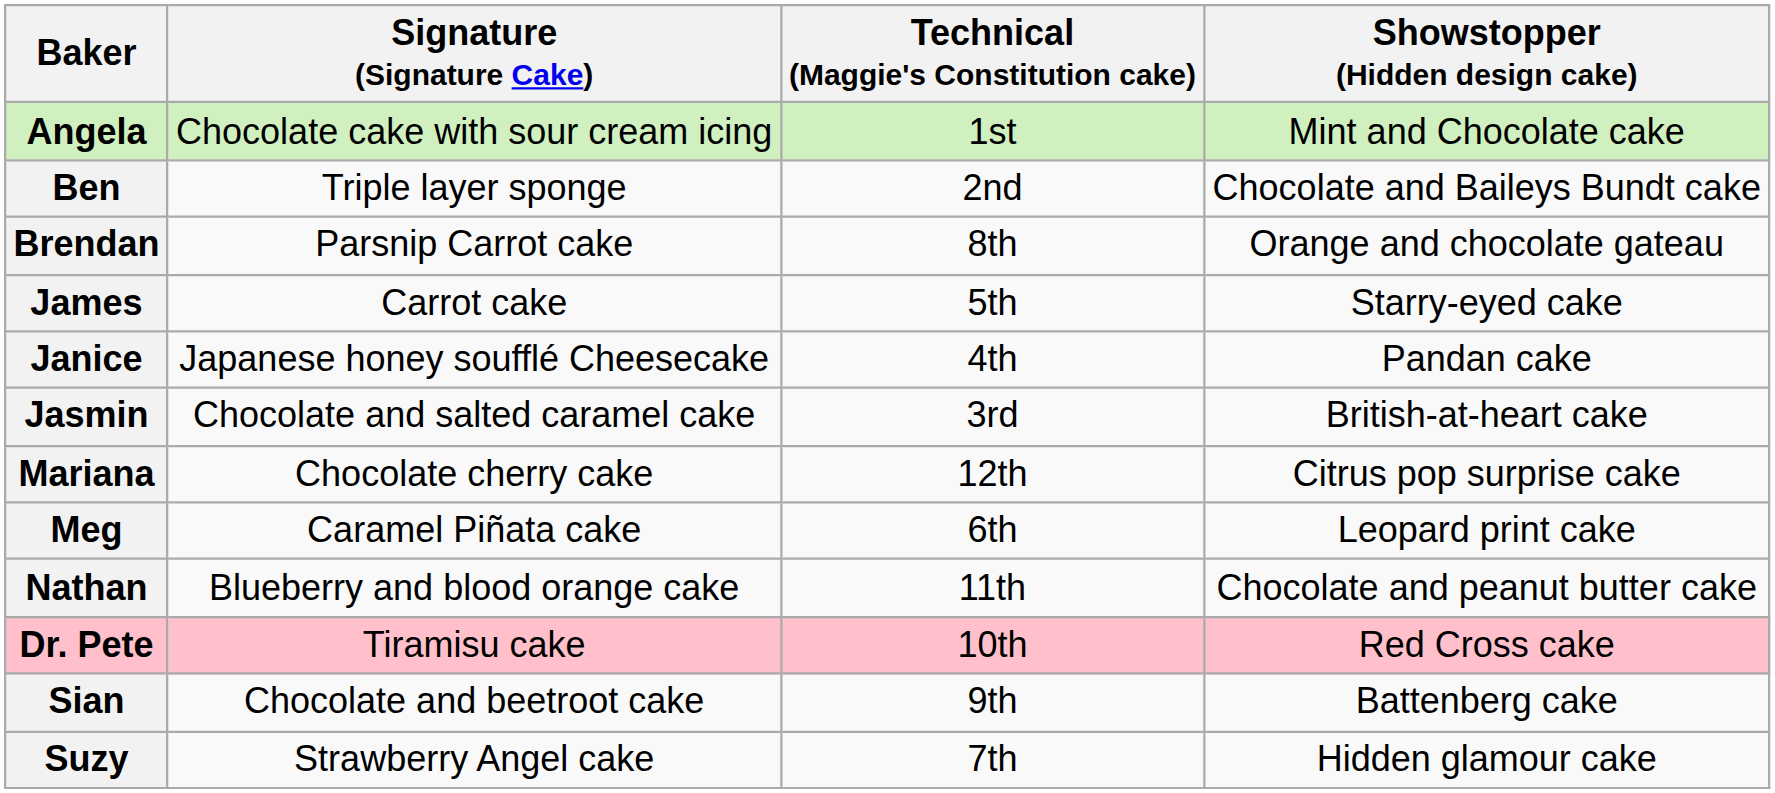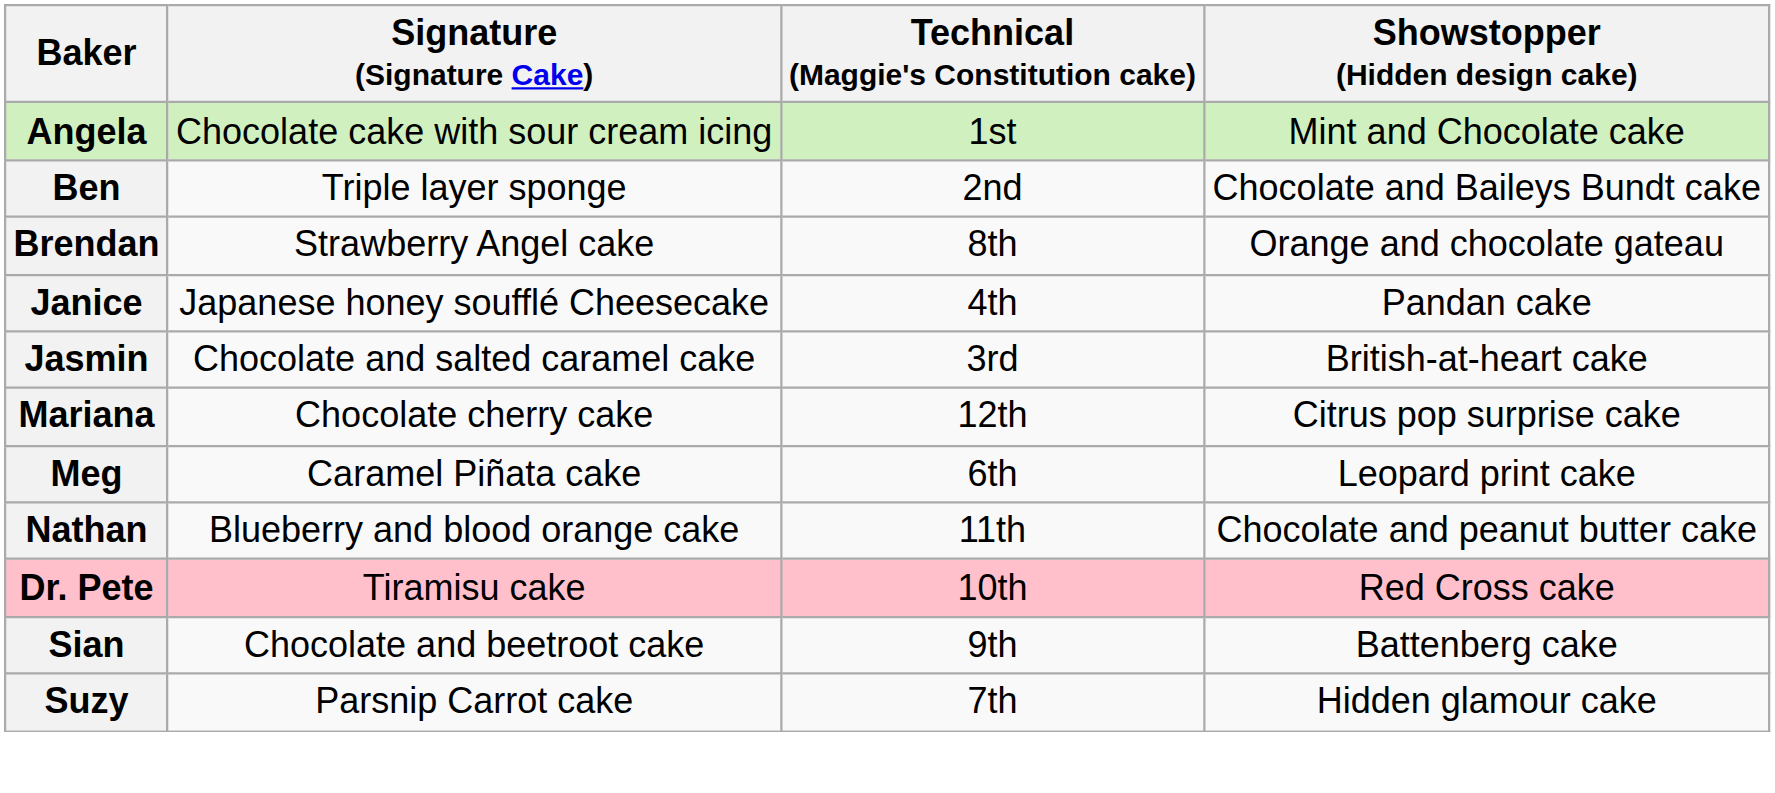(474, 244) Parsnip Carrot cake -> (474, 244) Strawberry Angel cake
- row: (86, 301)
(474, 758) Strawberry Angel cake -> (474, 701) Parsnip Carrot cake
